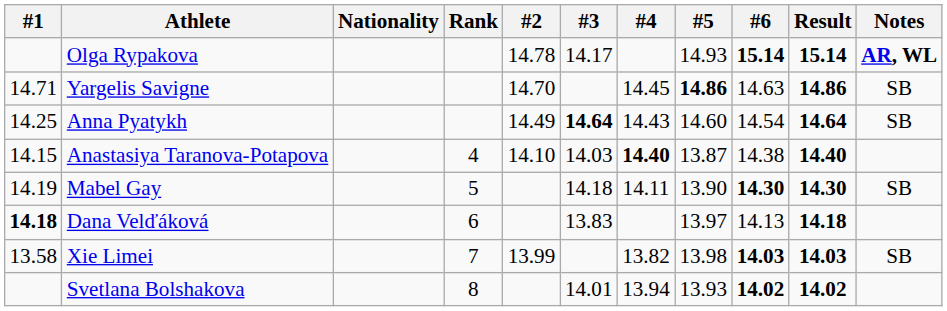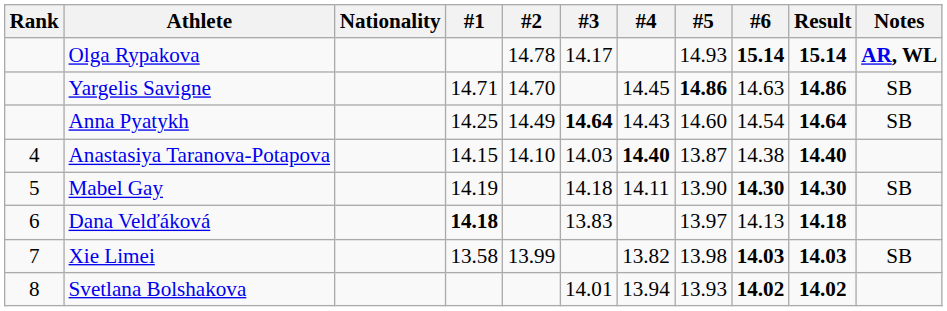columns swapped: (473, 21) <-> (33, 21)
